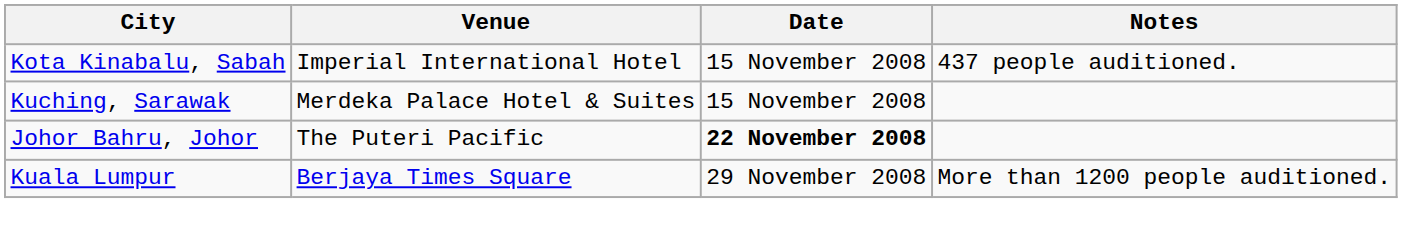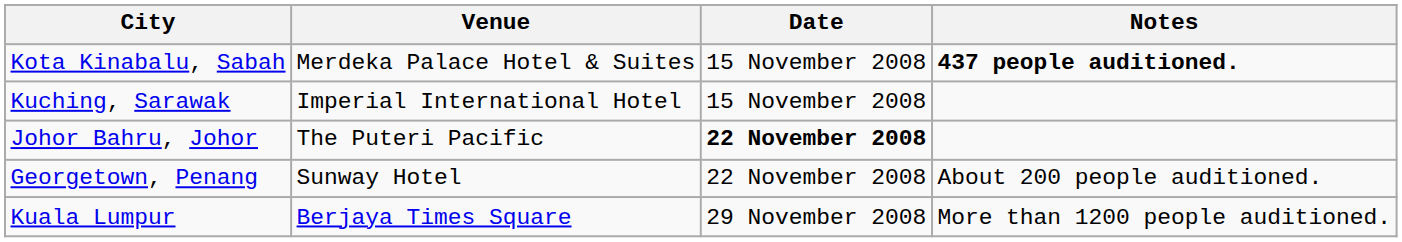(489, 62) Imperial International Hotel -> (496, 62) Merdeka Palace Hotel & Suites
(1089, 62) normal -> (1089, 62) bold
(496, 101) Merdeka Palace Hotel & Suites -> (489, 101) Imperial International Hotel
+ row: (134, 178)
